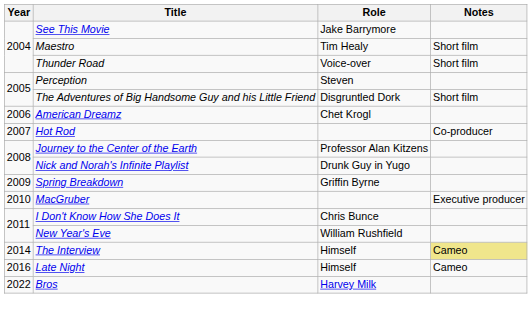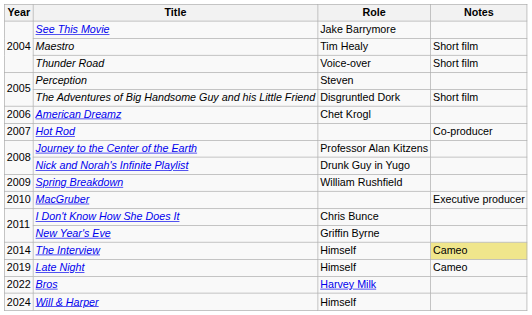(350, 183) Griffin Byrne -> (361, 183) William Rushfield
(361, 234) William Rushfield -> (350, 234) Griffin Byrne
(19, 268) 2016 -> (19, 268) 2019
+ row: (67, 302)
